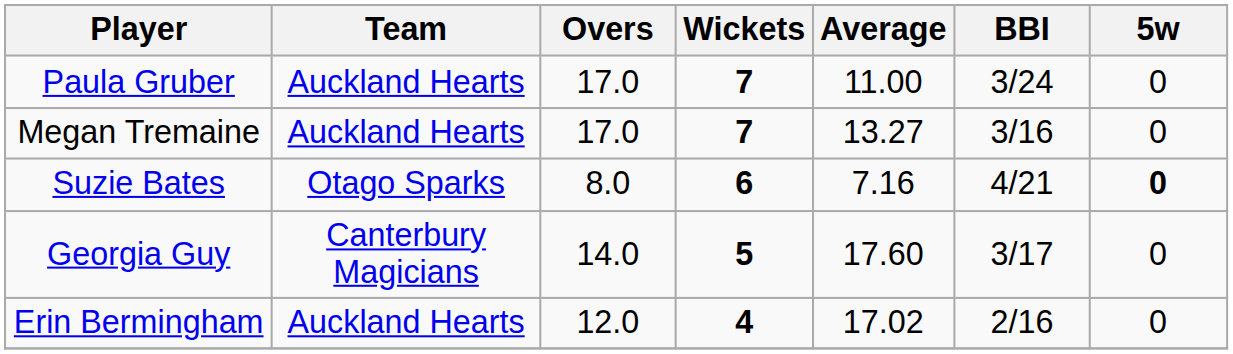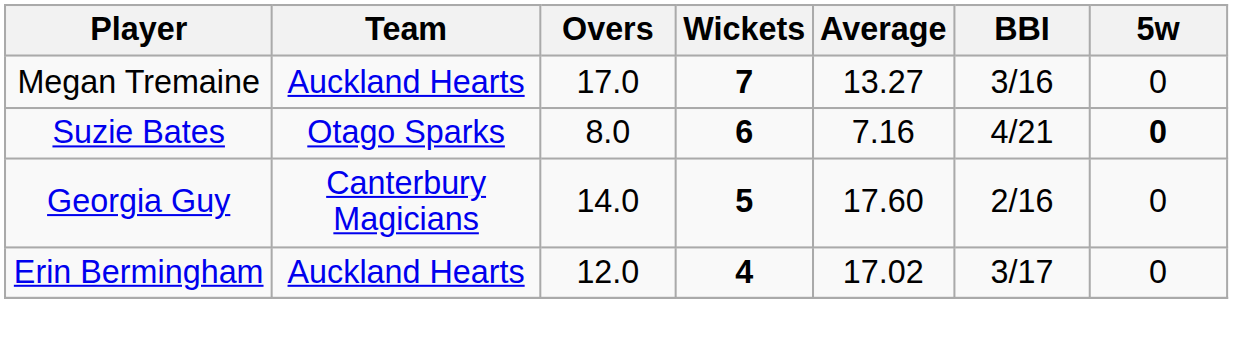- row: (139, 81)
(1022, 253) 3/17 -> (1022, 202) 2/16
(1022, 322) 2/16 -> (1022, 271) 3/17
